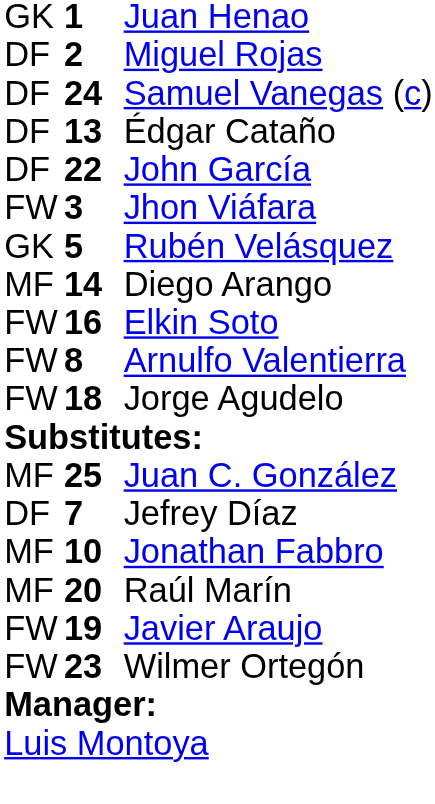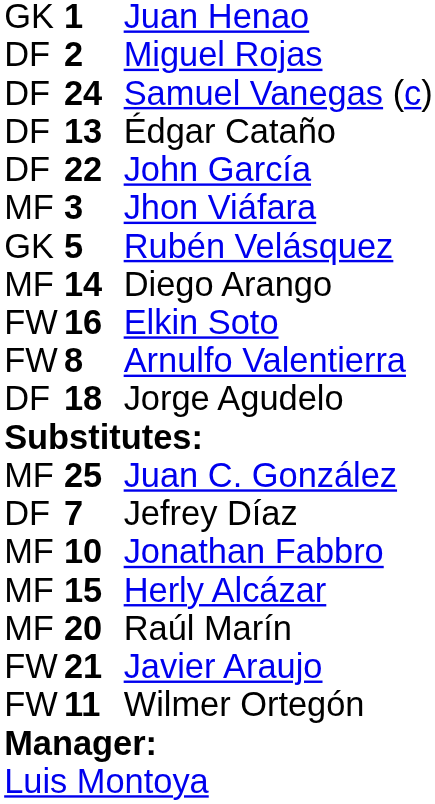(31, 207) FW -> (29, 207) MF
(31, 399) FW -> (27, 399) DF
+ row: (225, 590)
(83, 628) 19 -> (83, 666) 21
(83, 666) 23 -> (82, 704) 11
